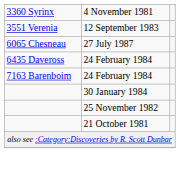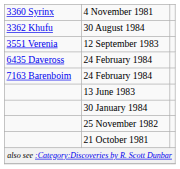+ row: (30, 28)
- row: (36, 44)
+ row: (43, 92)
